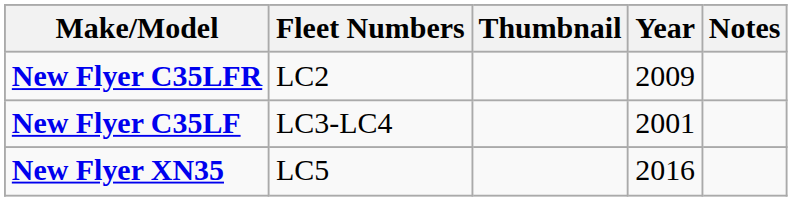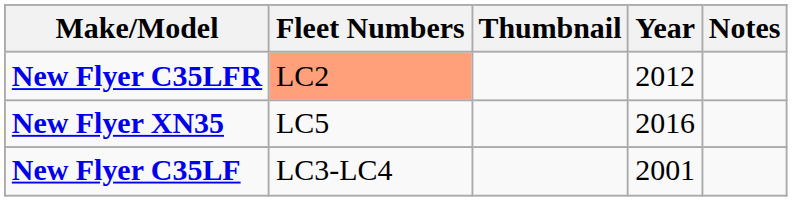(303, 75) no background -> (303, 75) lightsalmon background
(665, 75) 2009 -> (665, 75) 2012
rows swapped: (126, 123) <-> (118, 170)
